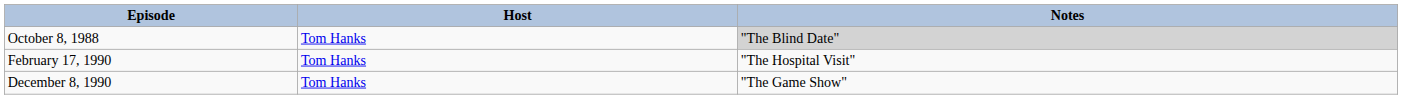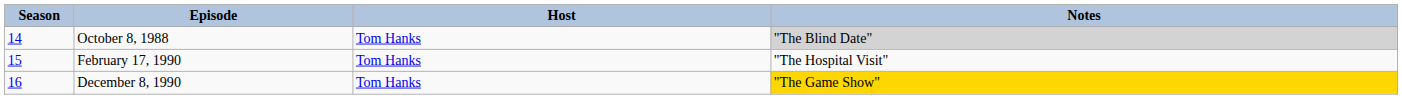+ column: (39, 15)
(794, 82) no background -> (827, 82) gold background
